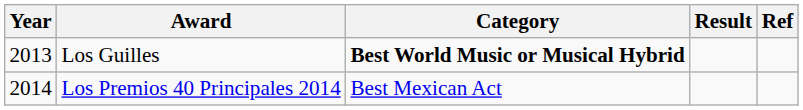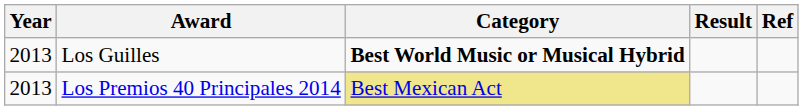(31, 88) 2014 -> (31, 88) 2013
(426, 88) no background -> (426, 88) khaki background
